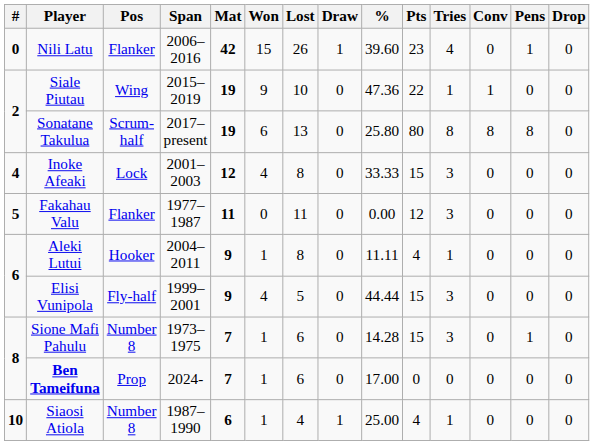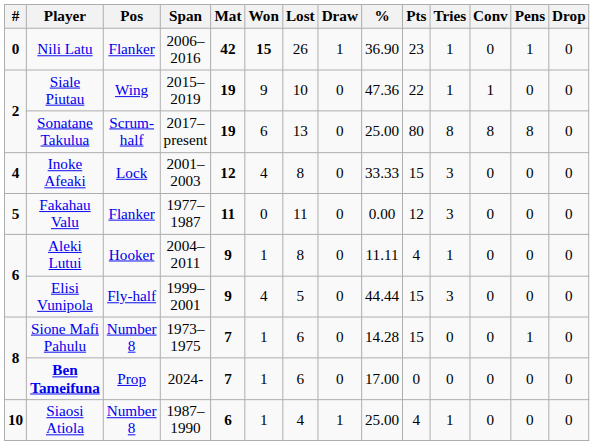(264, 49) normal -> (264, 49) bold
(382, 49) 39.60 -> (382, 49) 36.90
(450, 49) 4 -> (450, 49) 1
(382, 131) 25.80 -> (382, 131) 25.00
(450, 337) 3 -> (450, 337) 0
